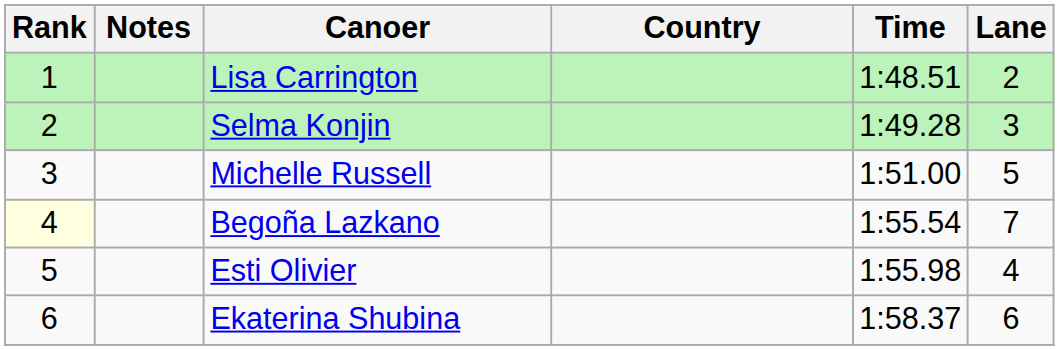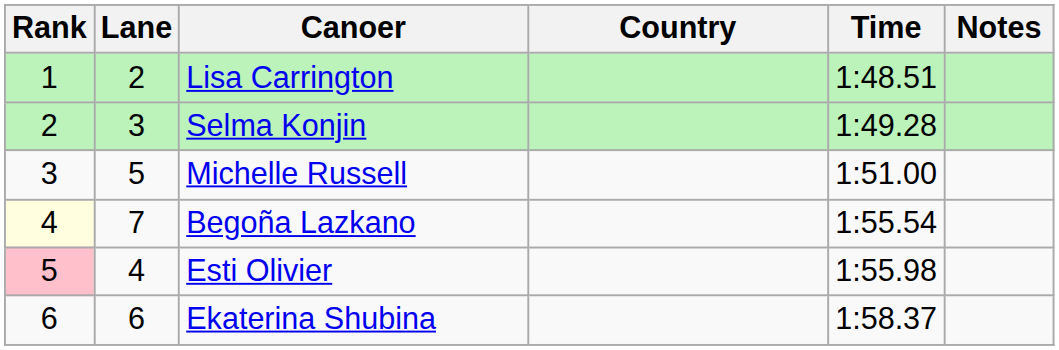columns swapped: (1011, 28) <-> (149, 28)
(49, 271) no background -> (49, 271) pink background
